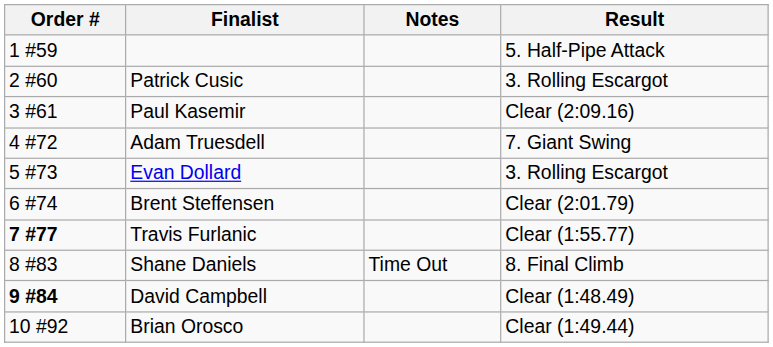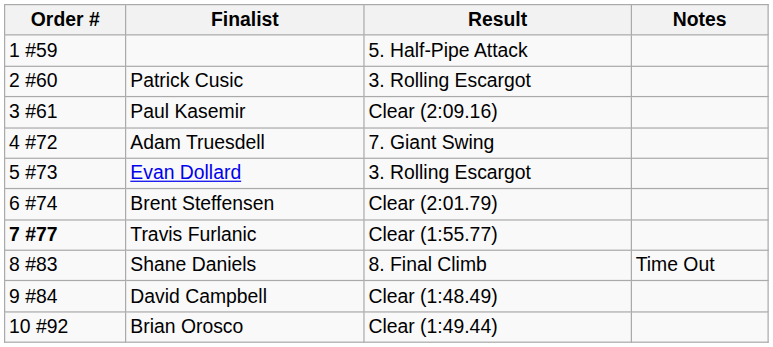columns swapped: (635, 19) <-> (432, 19)
(33, 296) bold -> (33, 296) normal
